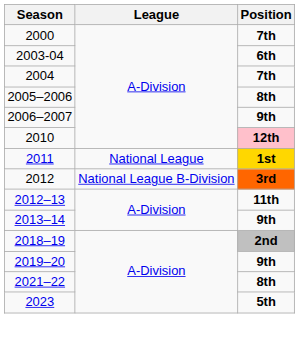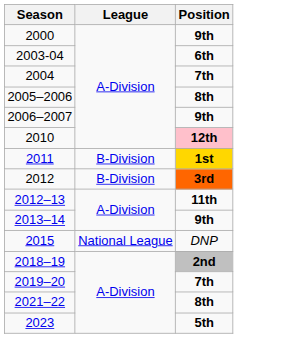(266, 35) 7th -> (204, 35) 9th
(156, 158) National League -> (125, 158) B-Division
(156, 179) National League B-Division -> (125, 179) B-Division
+ row: (40, 240)
(266, 261) 9th -> (204, 281) 7th
